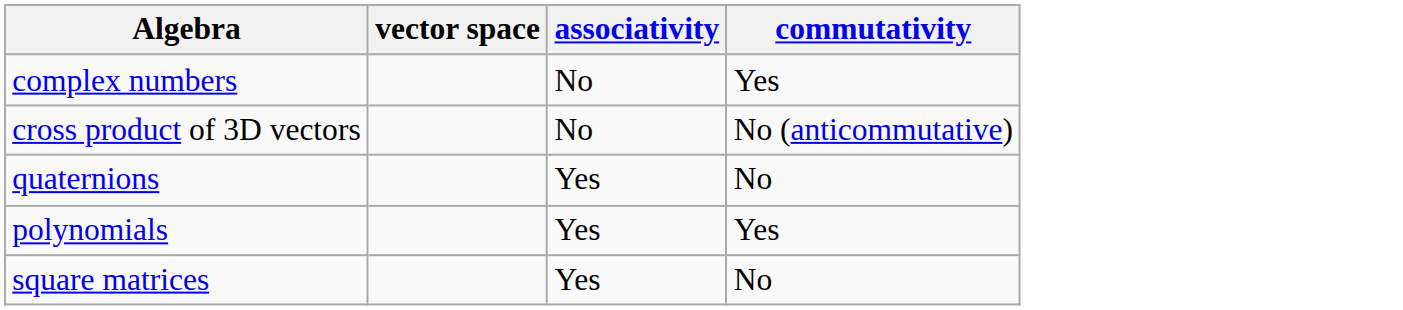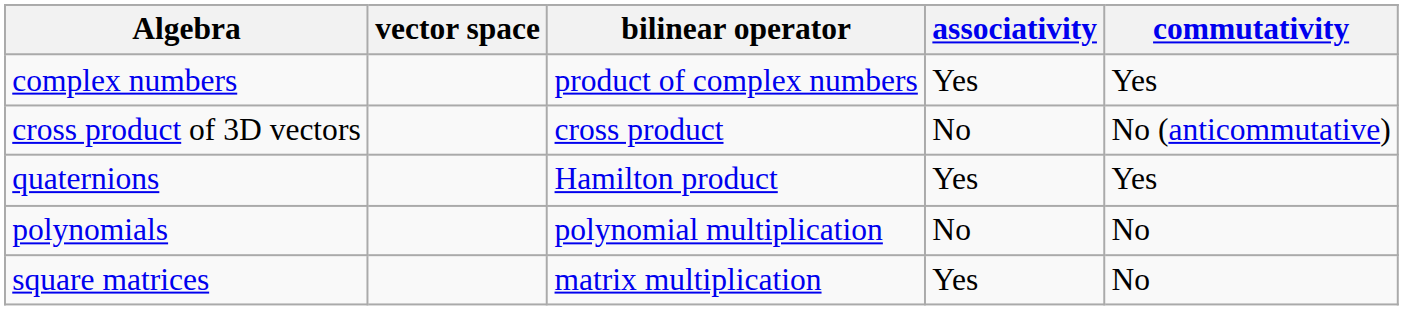+ column: (736, 29)
(574, 79) No -> (955, 79) Yes
(753, 179) No -> (1134, 179) Yes
(577, 229) Yes -> (952, 229) No
(757, 229) Yes -> (1131, 229) No
